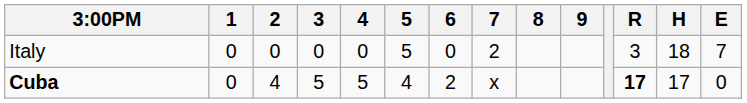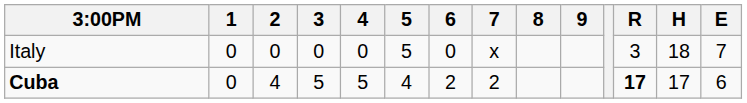(494, 51) 2 -> (494, 51) x
(494, 82) x -> (494, 82) 2
(721, 82) 0 -> (721, 82) 6
